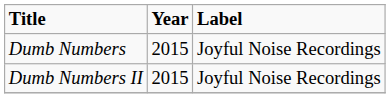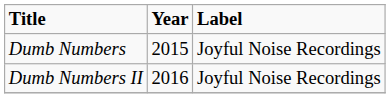(170, 78) 2015 -> (170, 78) 2016
